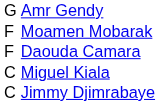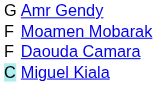(10, 72) no background -> (10, 72) paleturquoise background
- row: (88, 92)
